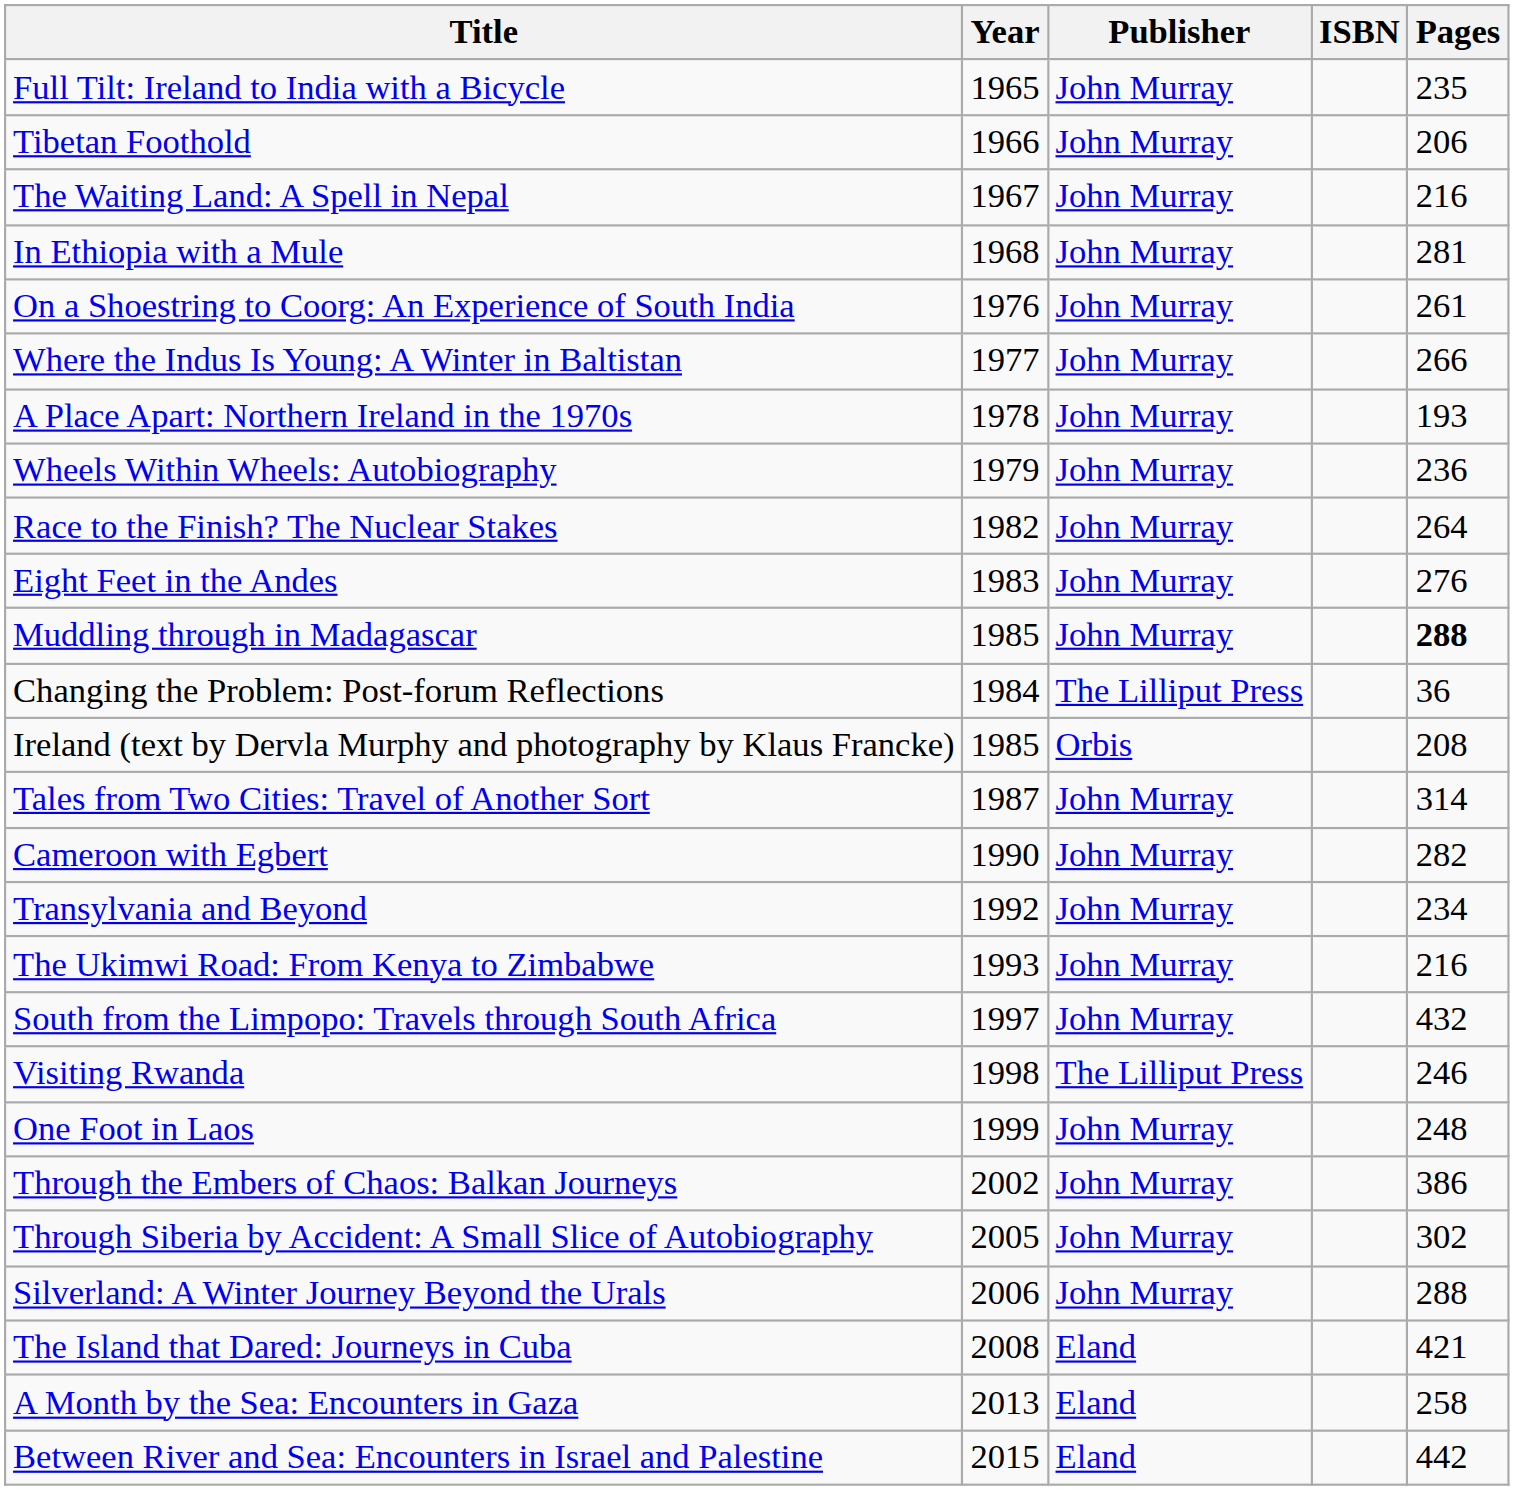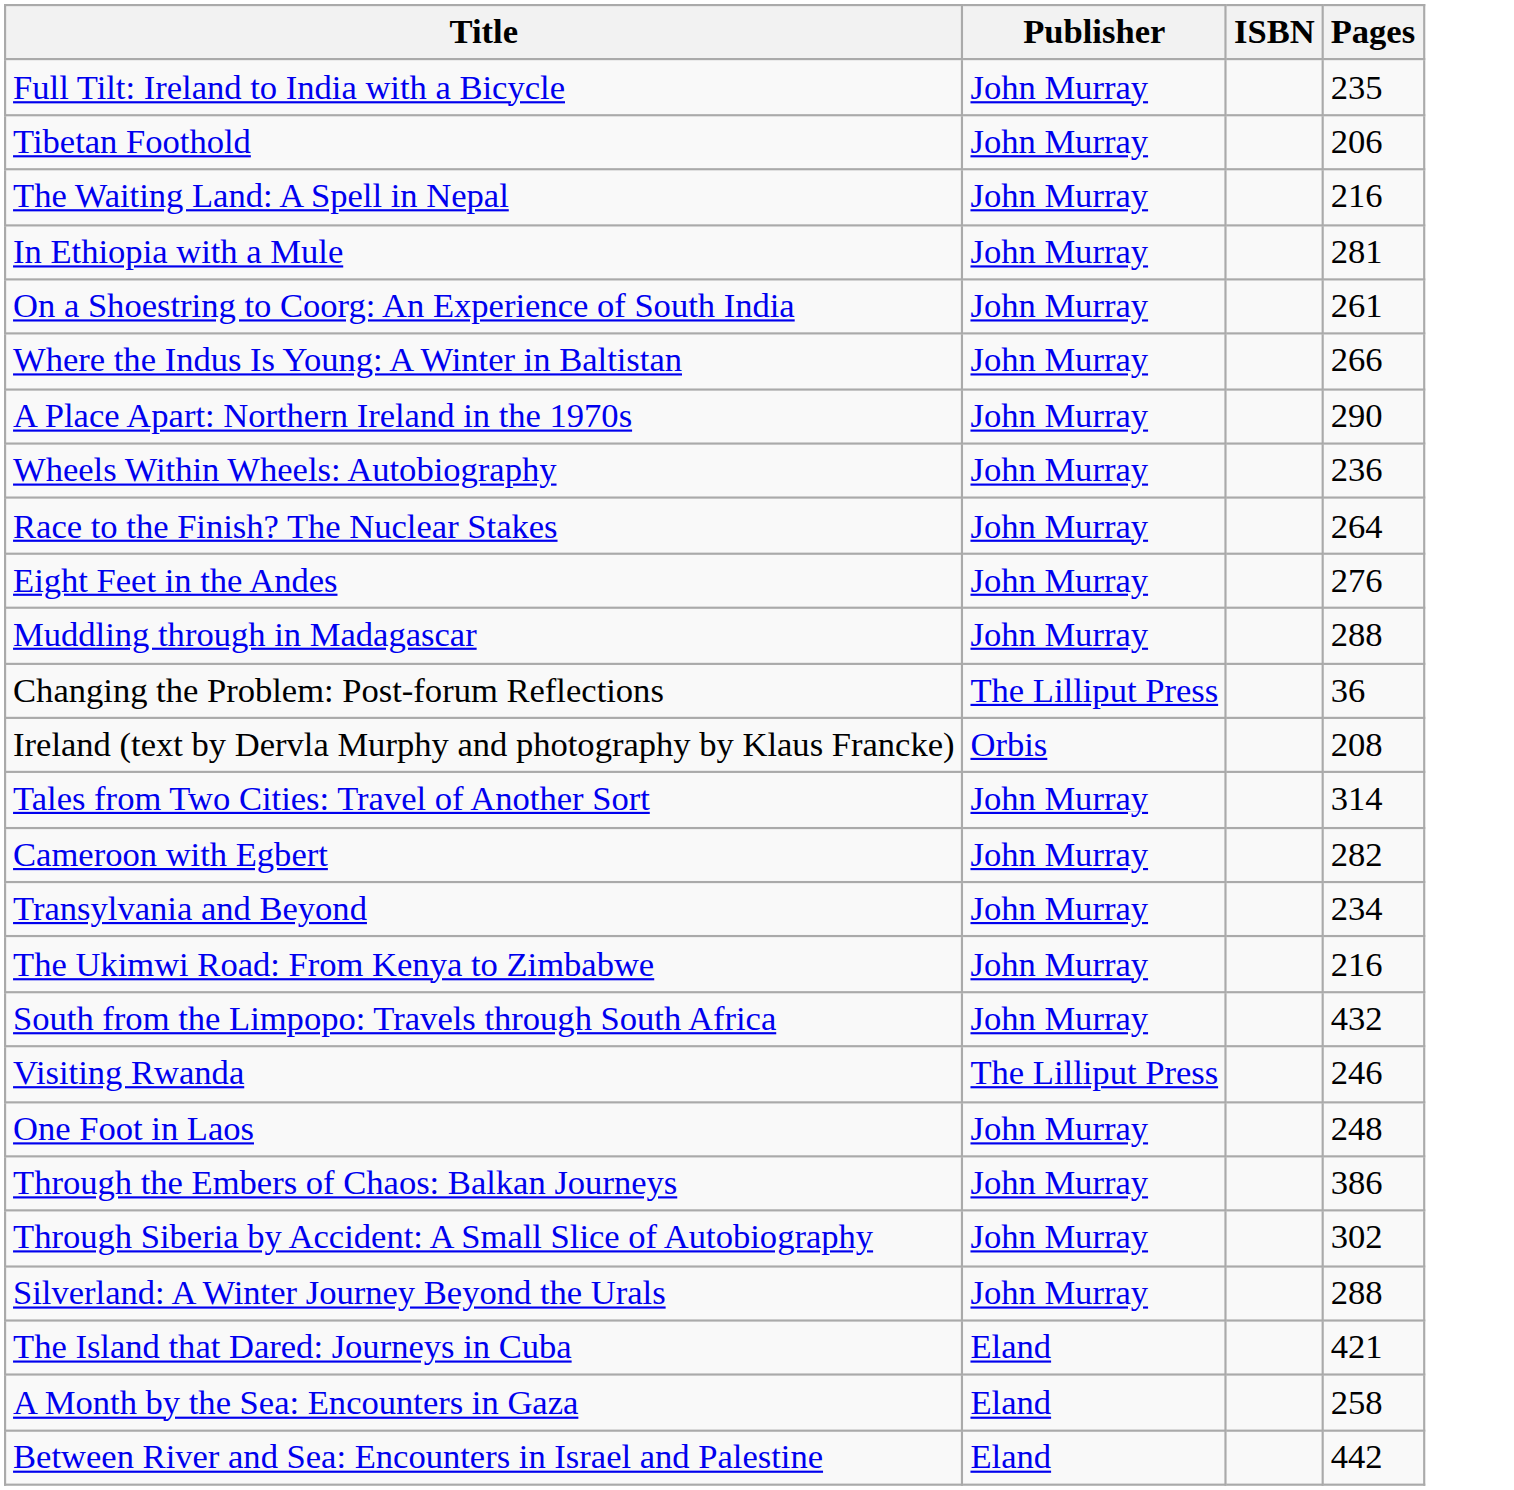- column: (1005, 31)
(1442, 415) 193 -> (1357, 415) 290
(1442, 634) bold -> (1357, 634) normal
